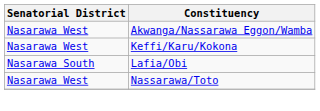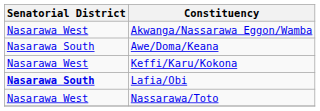+ row: (175, 47)
(51, 64) normal -> (51, 81) bold
